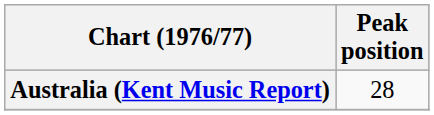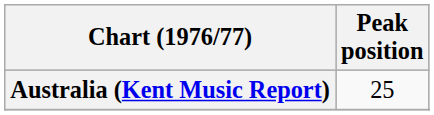(382, 89) 28 -> (382, 89) 25
